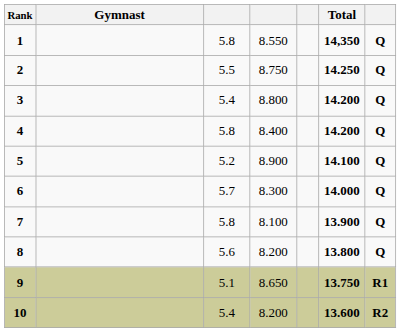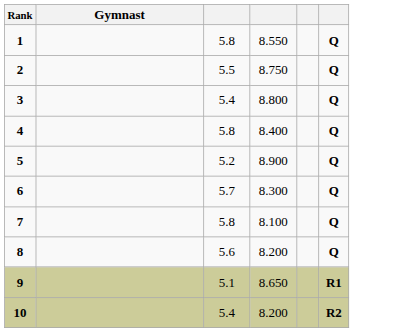- column: (342, 14)
